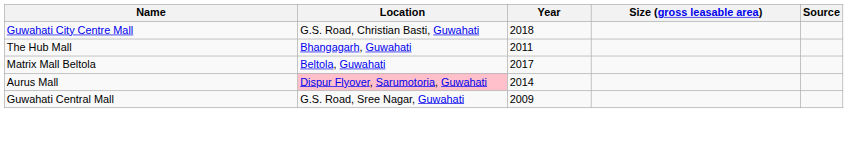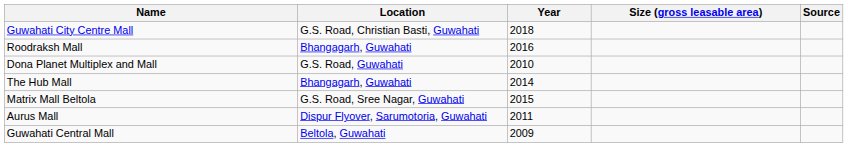+ row: (45, 47)
+ row: (82, 64)
(521, 47) 2011 -> (522, 82) 2014
(343, 64) Beltola, Guwahati -> (382, 99) G.S. Road, Sree Nagar, Guwahati
(522, 64) 2017 -> (522, 99) 2015
(394, 82) pink background -> (394, 116) no background
(522, 82) 2014 -> (521, 116) 2011
(382, 99) G.S. Road, Sree Nagar, Guwahati -> (343, 133) Beltola, Guwahati
